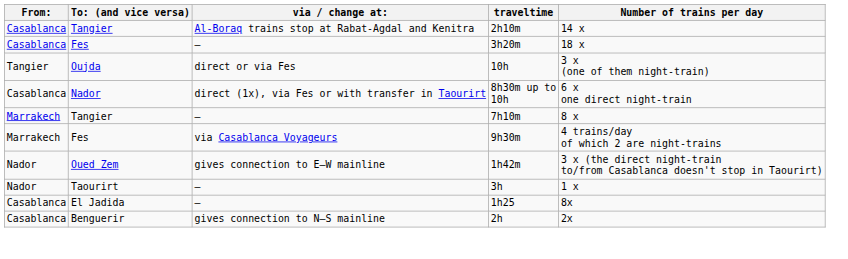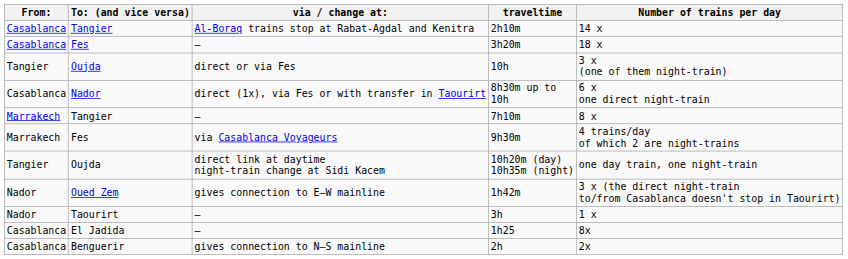+ row: (532, 165)
